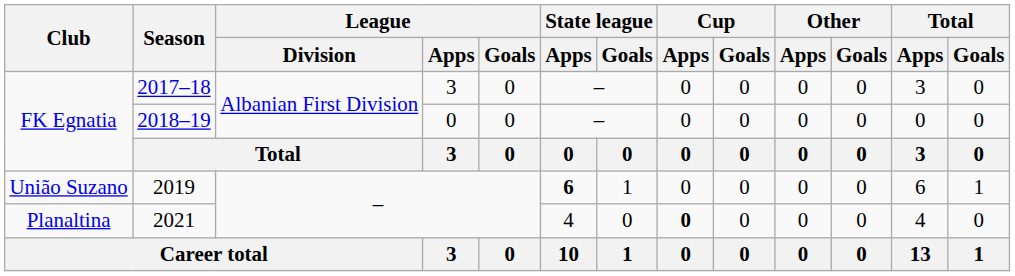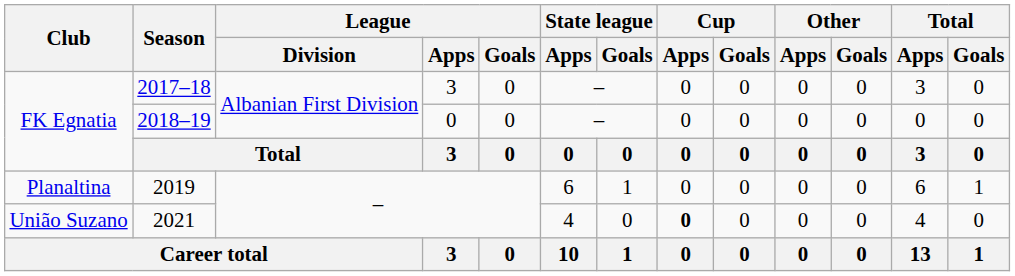(69, 187) União Suzano -> (69, 187) Planaltina
(568, 187) bold -> (568, 187) normal
(69, 220) Planaltina -> (69, 220) União Suzano
